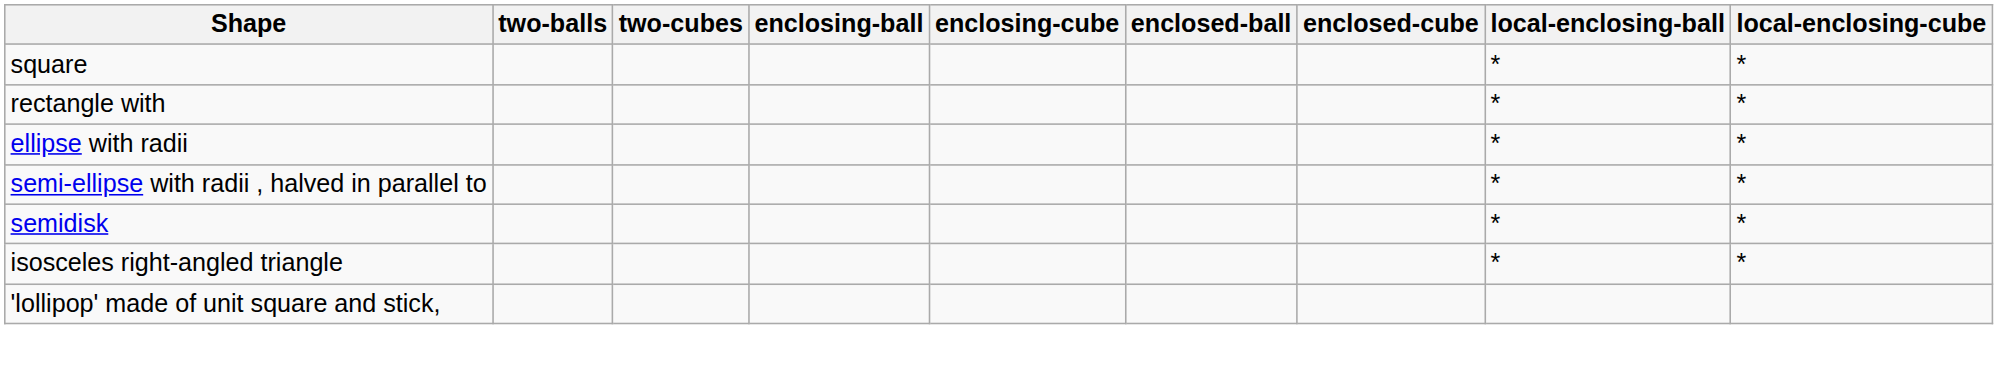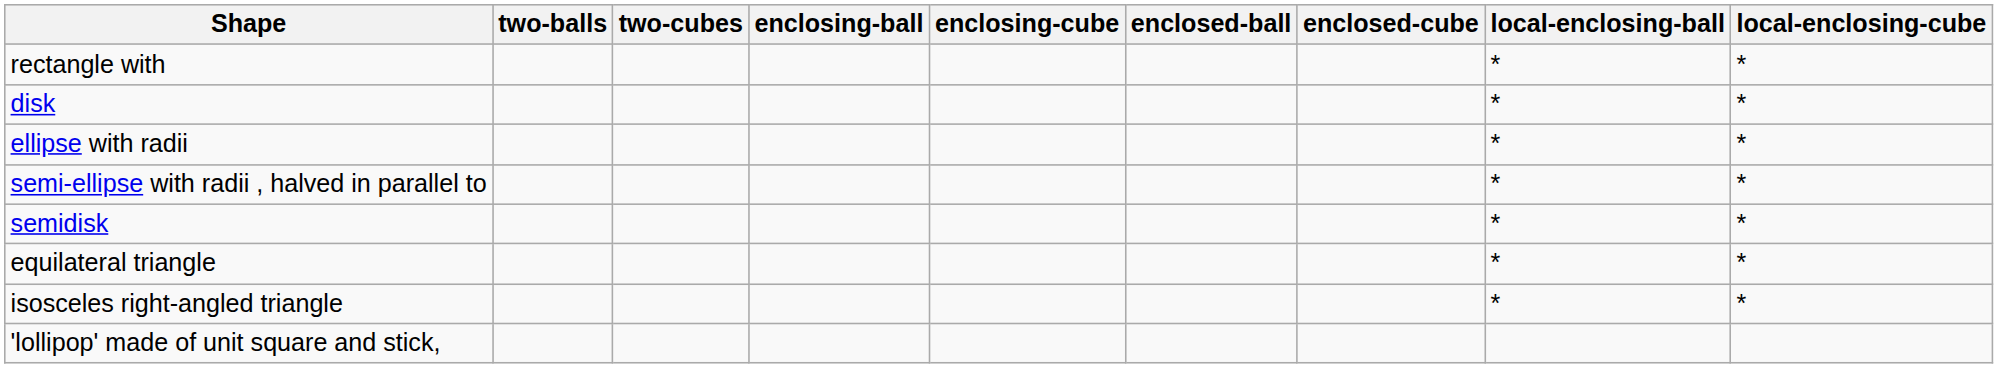- row: (49, 64)
+ row: (33, 104)
+ row: (113, 263)
